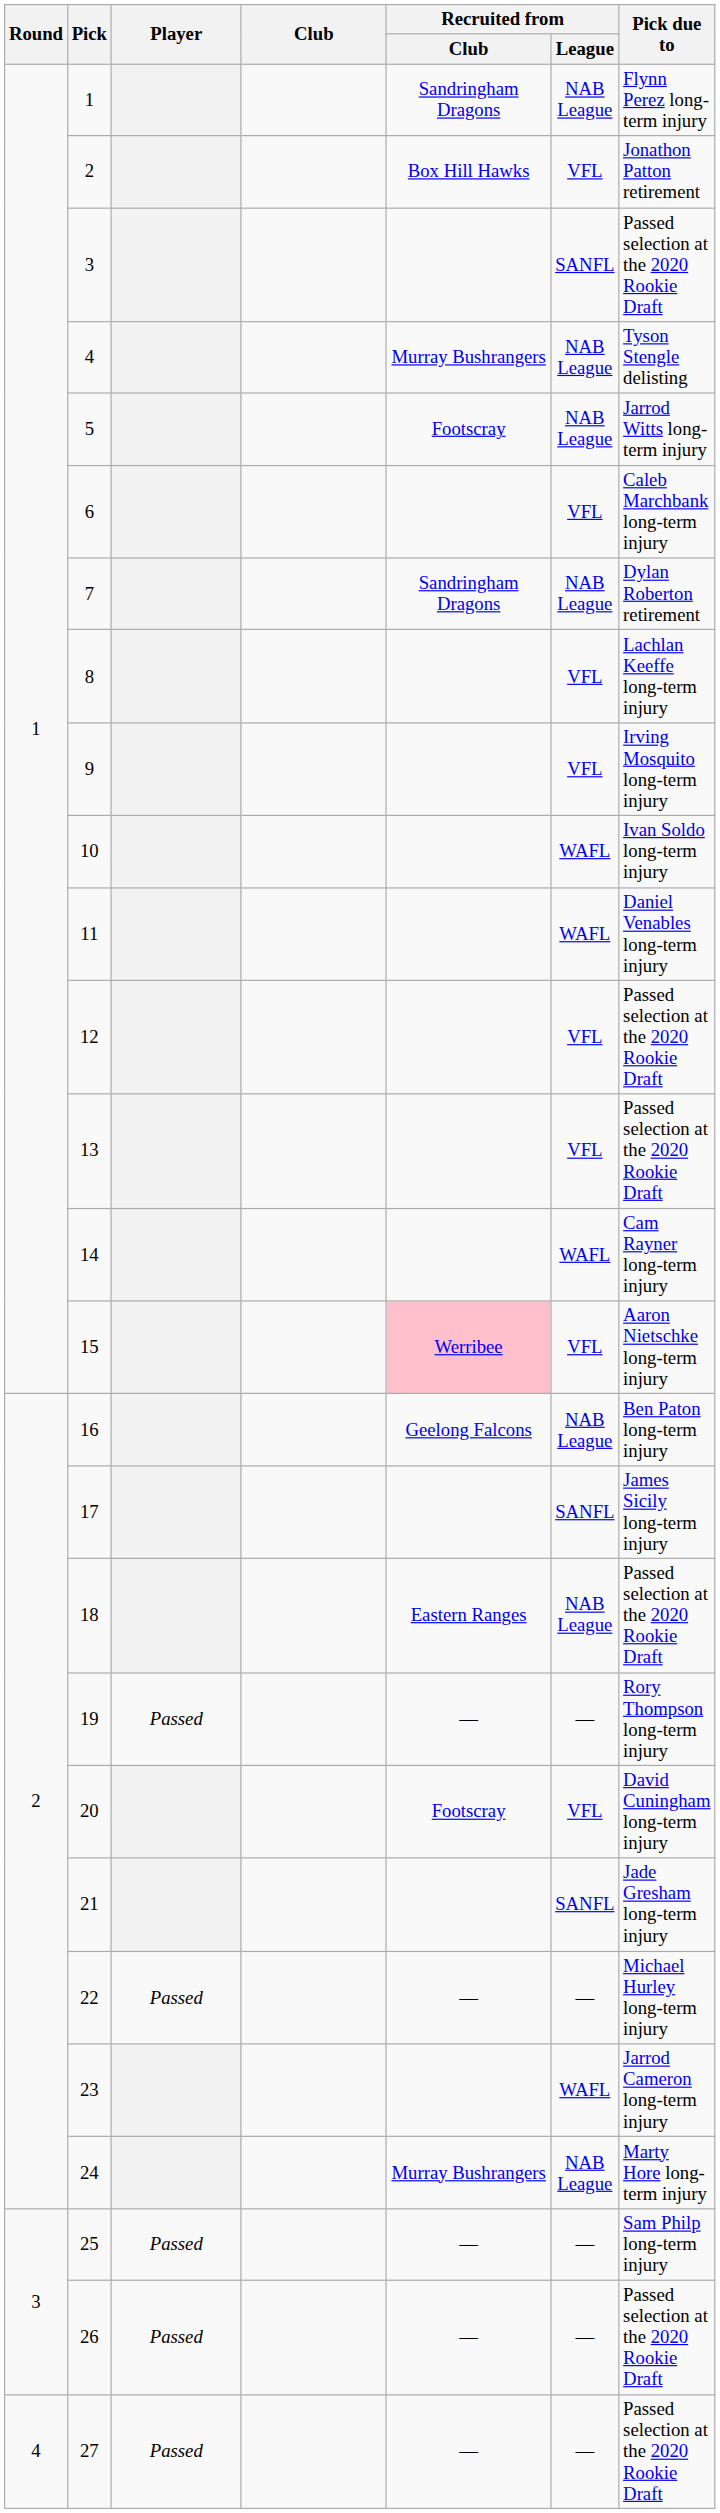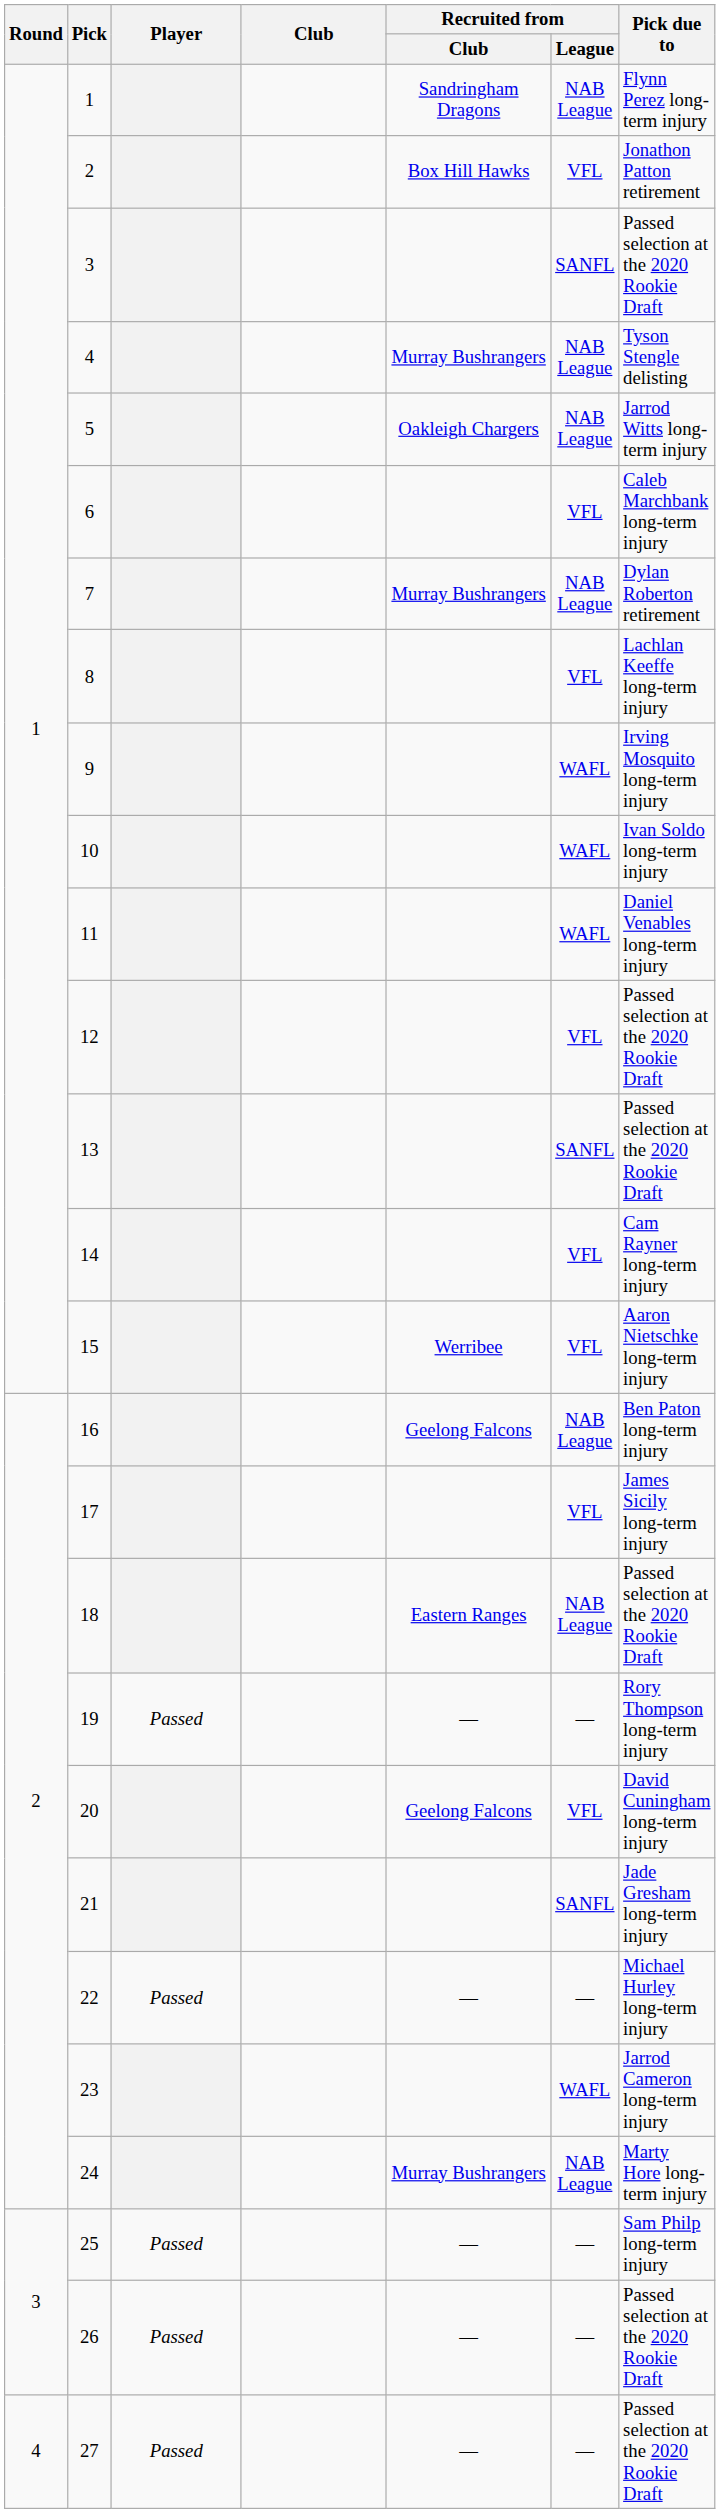(469, 429) Footscray -> (469, 429) Oakleigh Chargers
(469, 593) Sandringham Dragons -> (469, 593) Murray Bushrangers
(585, 769) VFL -> (585, 769) WAFL
(585, 1151) VFL -> (585, 1151) SANFL
(585, 1254) WAFL -> (585, 1254) VFL
(469, 1347) pink background -> (469, 1347) no background
(585, 1511) SANFL -> (585, 1511) VFL
(469, 1811) Footscray -> (469, 1811) Geelong Falcons
